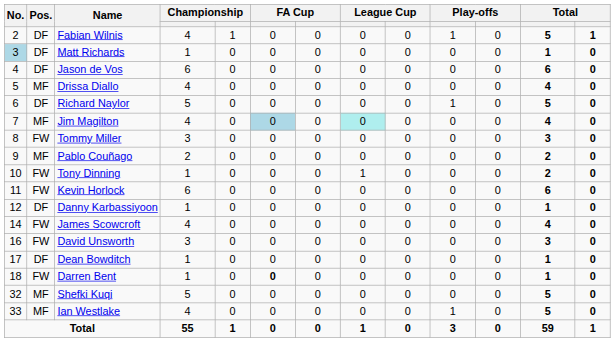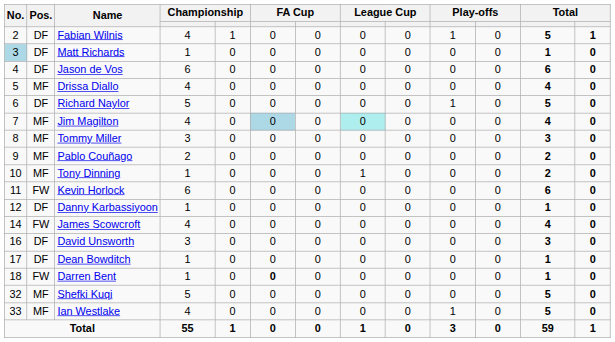(41, 138) FW -> (41, 138) MF
(41, 173) FW -> (41, 173) MF
(41, 242) FW -> (41, 242) DF
